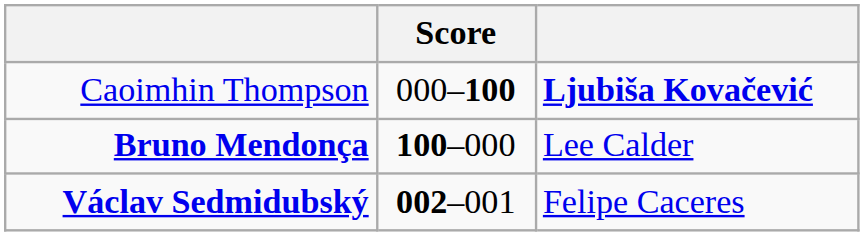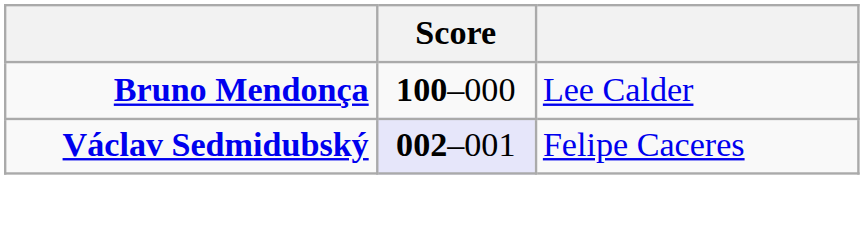- row: (225, 89)
(456, 201) no background -> (456, 145) lavender background
